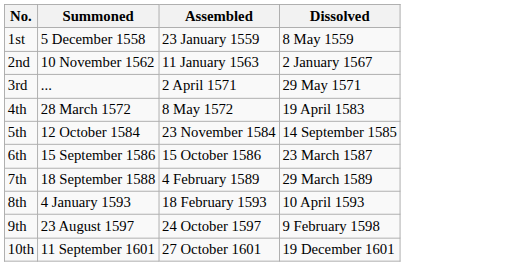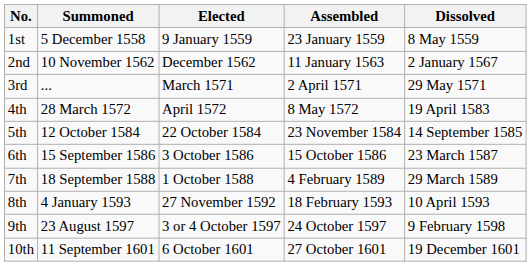+ column: (221, 16)
